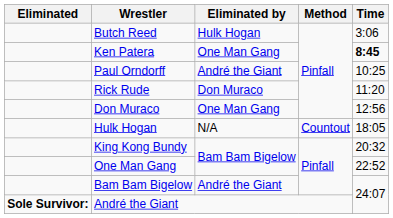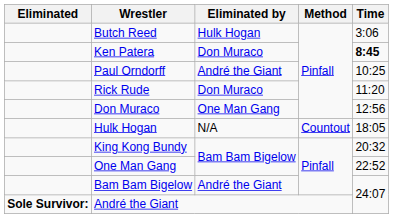(239, 52) One Man Gang -> (230, 52) Don Muraco
